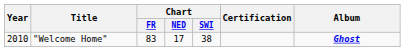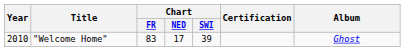(206, 39) 38 -> (206, 39) 39
(347, 39) bold -> (347, 39) normal
